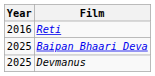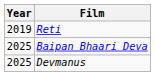(19, 30) 2016 -> (19, 30) 2019
